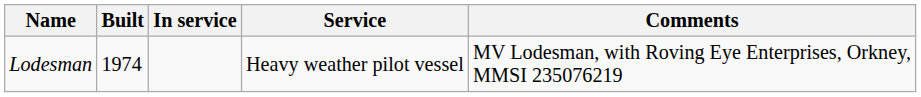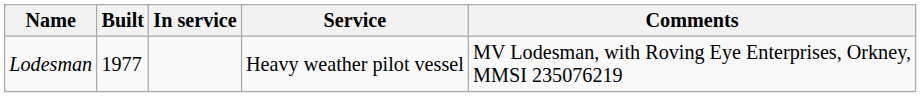(122, 63) 1974 -> (122, 63) 1977
